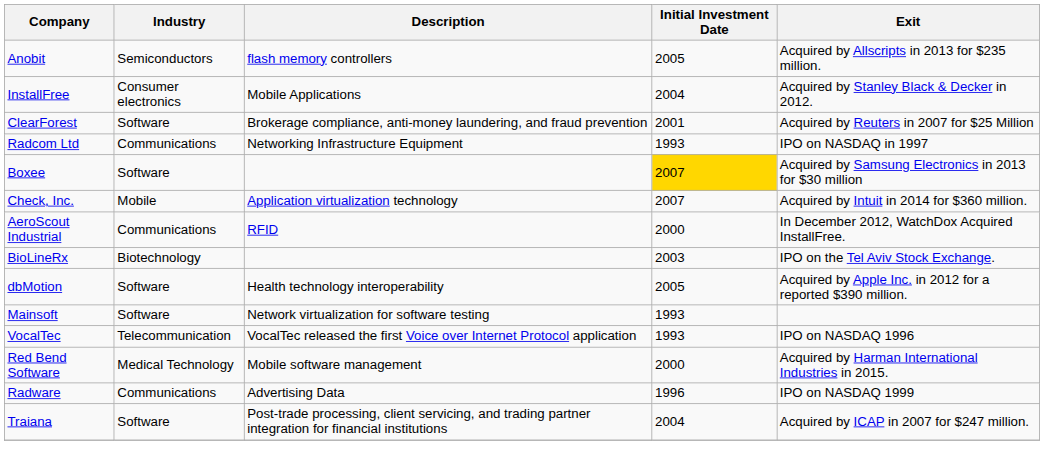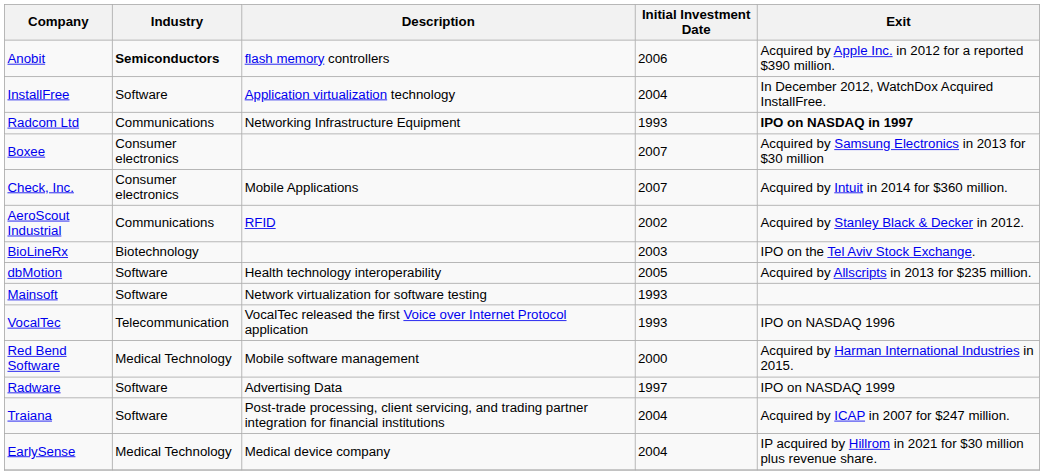(165, 58) normal -> (167, 58) bold
(670, 58) 2005 -> (653, 58) 2006
(893, 58) Acquired by Allscripts in 2013 for $235 million. -> (892, 58) Acquired by Apple Inc. in 2012 for a reported $390 million.
(149, 94) Consumer electronics -> (141, 94) Software
(304, 94) Mobile Applications -> (350, 94) Application virtualization technology
(893, 94) Acquired by Stanley Black & Decker in 2012. -> (877, 94) In December 2012, WatchDox Acquired InstallFree.
- row: (42, 123)
(854, 144) normal -> (837, 123) bold
(144, 172) Software -> (147, 151) Consumer electronics
(670, 172) gold background -> (653, 151) no background
(137, 201) Mobile -> (147, 187) Consumer electronics
(352, 201) Application virtualization technology -> (302, 187) Mobile Applications
(670, 229) 2000 -> (653, 223) 2002
(896, 229) In December 2012, WatchDox Acquired InstallFree. -> (892, 223) Acquired by Stanley Black & Decker in 2012.
(885, 286) Acquired by Apple Inc. in 2012 for a reported $390 million. -> (896, 273) Acquired by Allscripts in 2013 for $235 million.
(167, 393) Communications -> (141, 387) Software
(670, 393) 1996 -> (653, 387) 1997
+ row: (41, 451)
